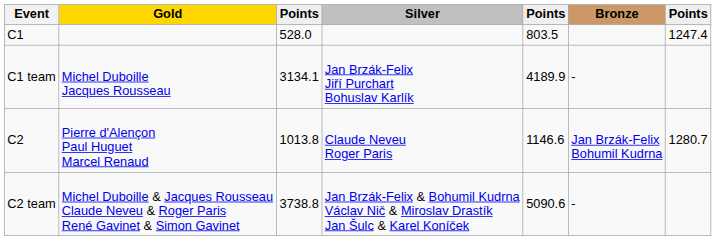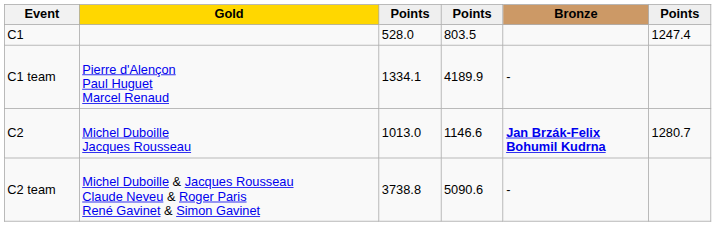- column: (422, 14)
(116, 84) Michel Duboille Jacques Rousseau -> (129, 84) Pierre d'Alençon Paul Huguet Marcel Renaud
(299, 76) 3134.1 -> (401, 76) 1334.1
(109, 147) Pierre d'Alençon Paul Huguet Marcel Renaud -> (137, 140) Michel Duboille Jacques Rousseau
(299, 140) 1013.8 -> (401, 133) 1013.0
(617, 147) normal -> (556, 140) bold
